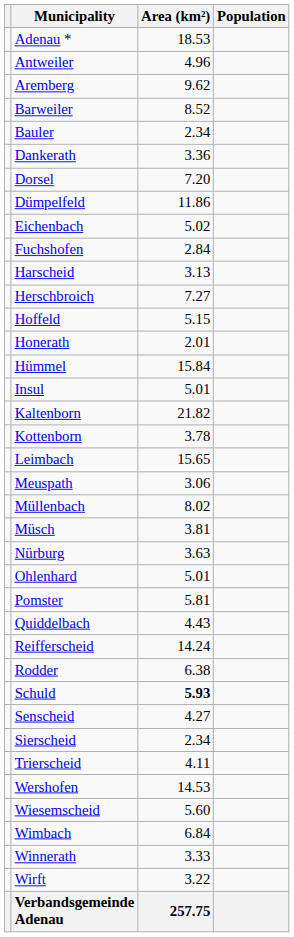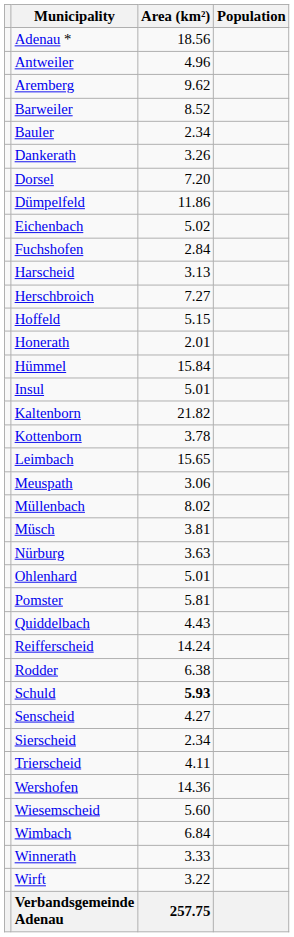(194, 39) 18.53 -> (194, 39) 18.56
(197, 156) 3.36 -> (197, 156) 3.26
(194, 786) 14.53 -> (194, 786) 14.36
